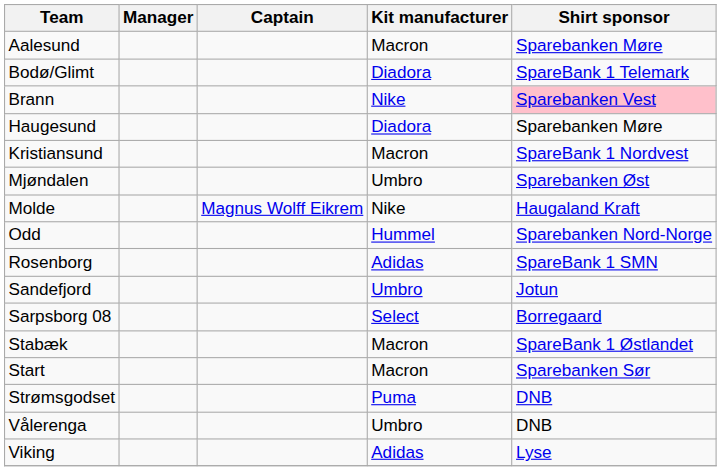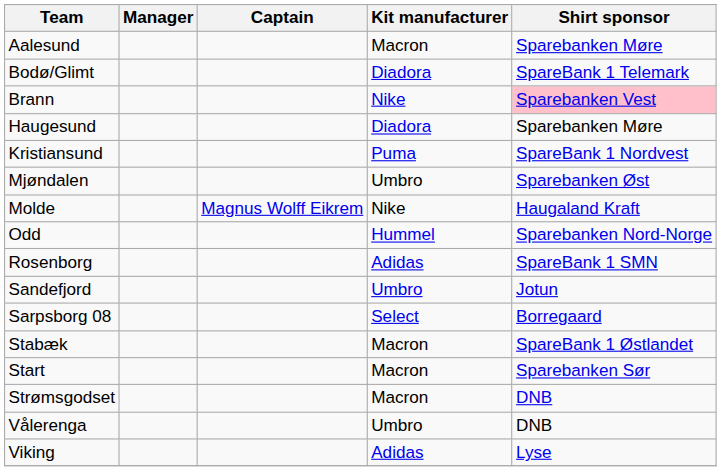(400, 153) Macron -> (394, 153) Puma
(394, 398) Puma -> (400, 398) Macron
